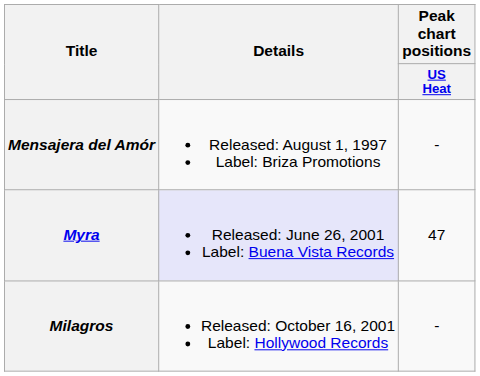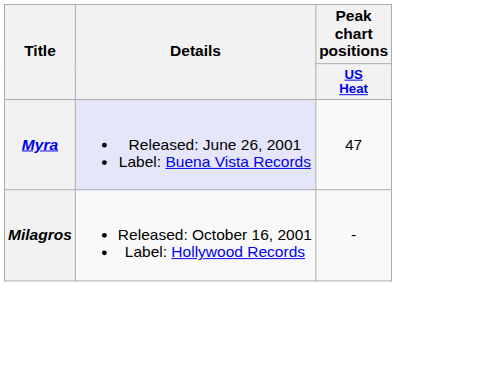- row: (82, 144)
